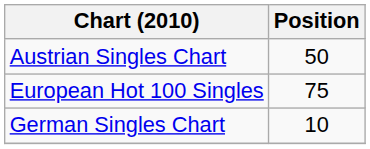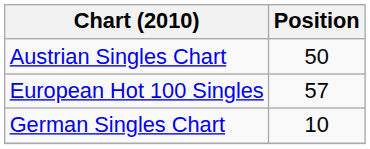(317, 90) 75 -> (317, 90) 57
